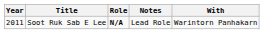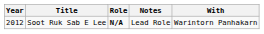(15, 23) 2011 -> (15, 23) 2012
